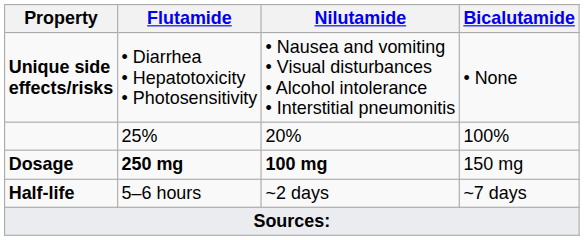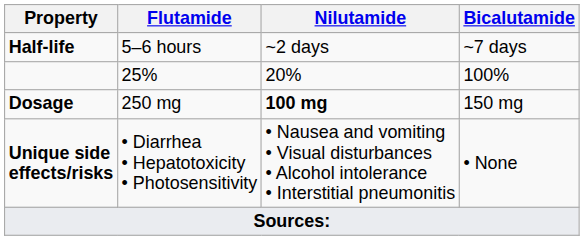rows swapped: (42, 192) <-> (61, 77)
(152, 164) bold -> (151, 103) normal
